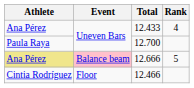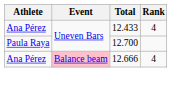(26, 59) khaki background -> (26, 59) no background
(176, 59) 5 -> (154, 59) 4
- row: (147, 75)
